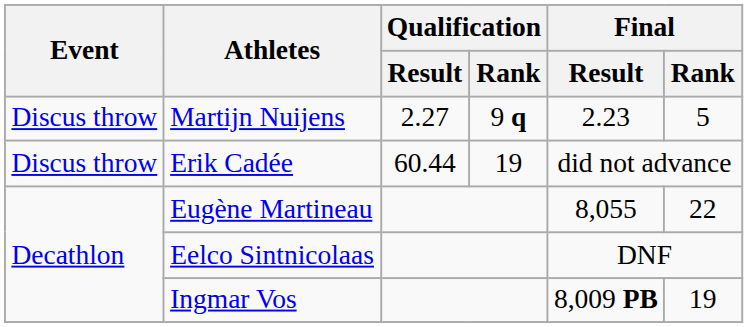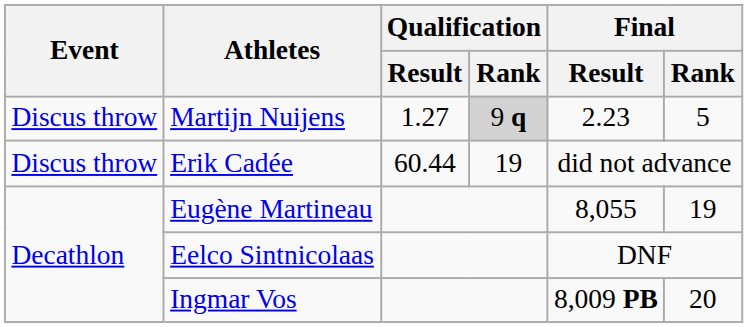(425, 118) 2.27 -> (425, 118) 1.27
(508, 118) no background -> (508, 118) lightgrey background
(703, 209) 22 -> (703, 209) 19
(703, 299) 19 -> (703, 299) 20
